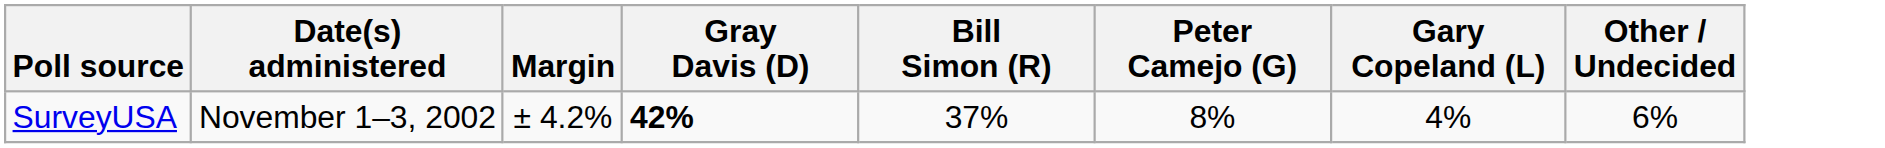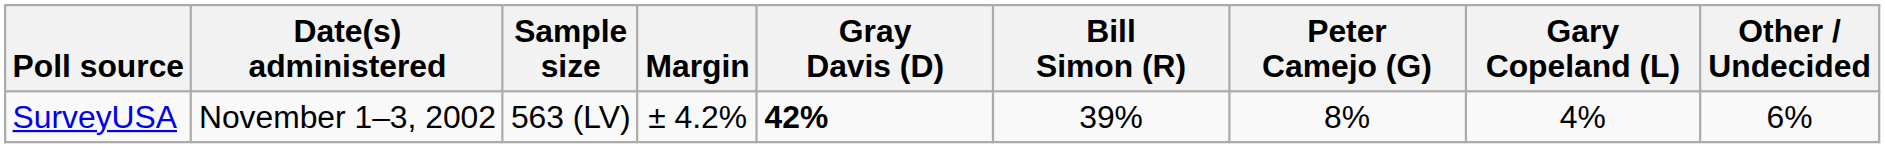+ column: (571, 48)
(976, 116) 37% -> (1111, 116) 39%
